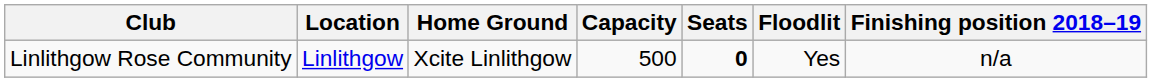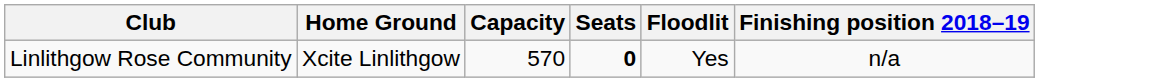- column: (353, 22)
(658, 58) 500 -> (546, 58) 570
